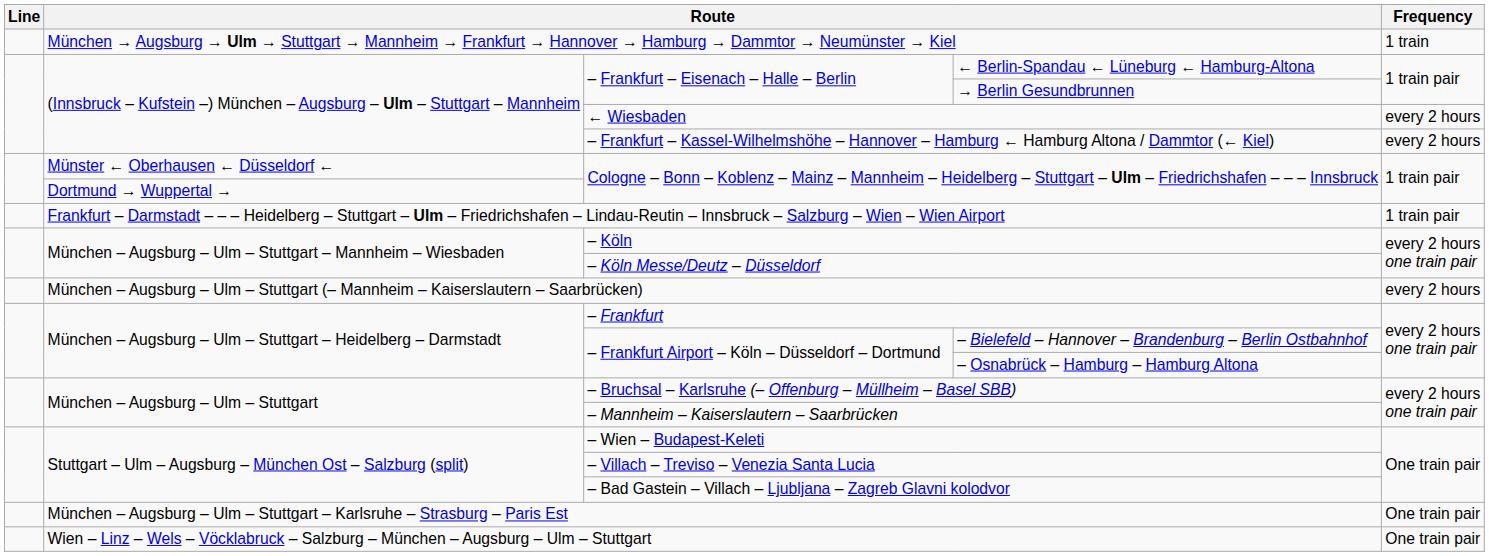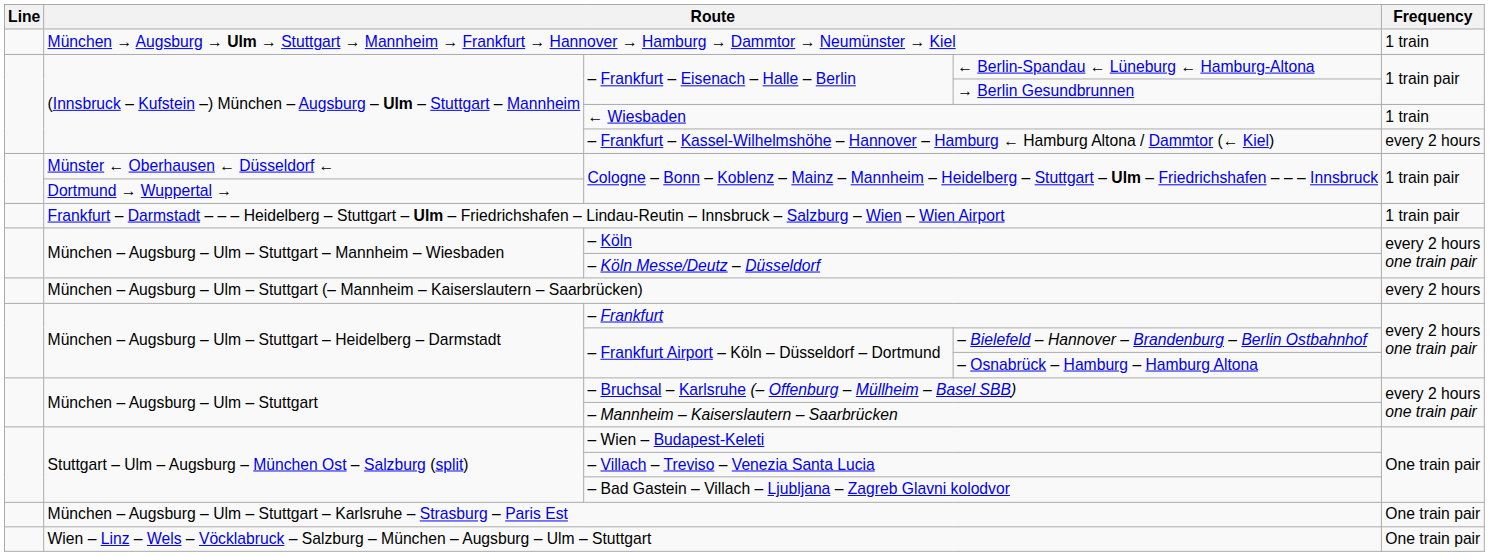(1433, 116) every 2 hours -> (1407, 116) 1 train
